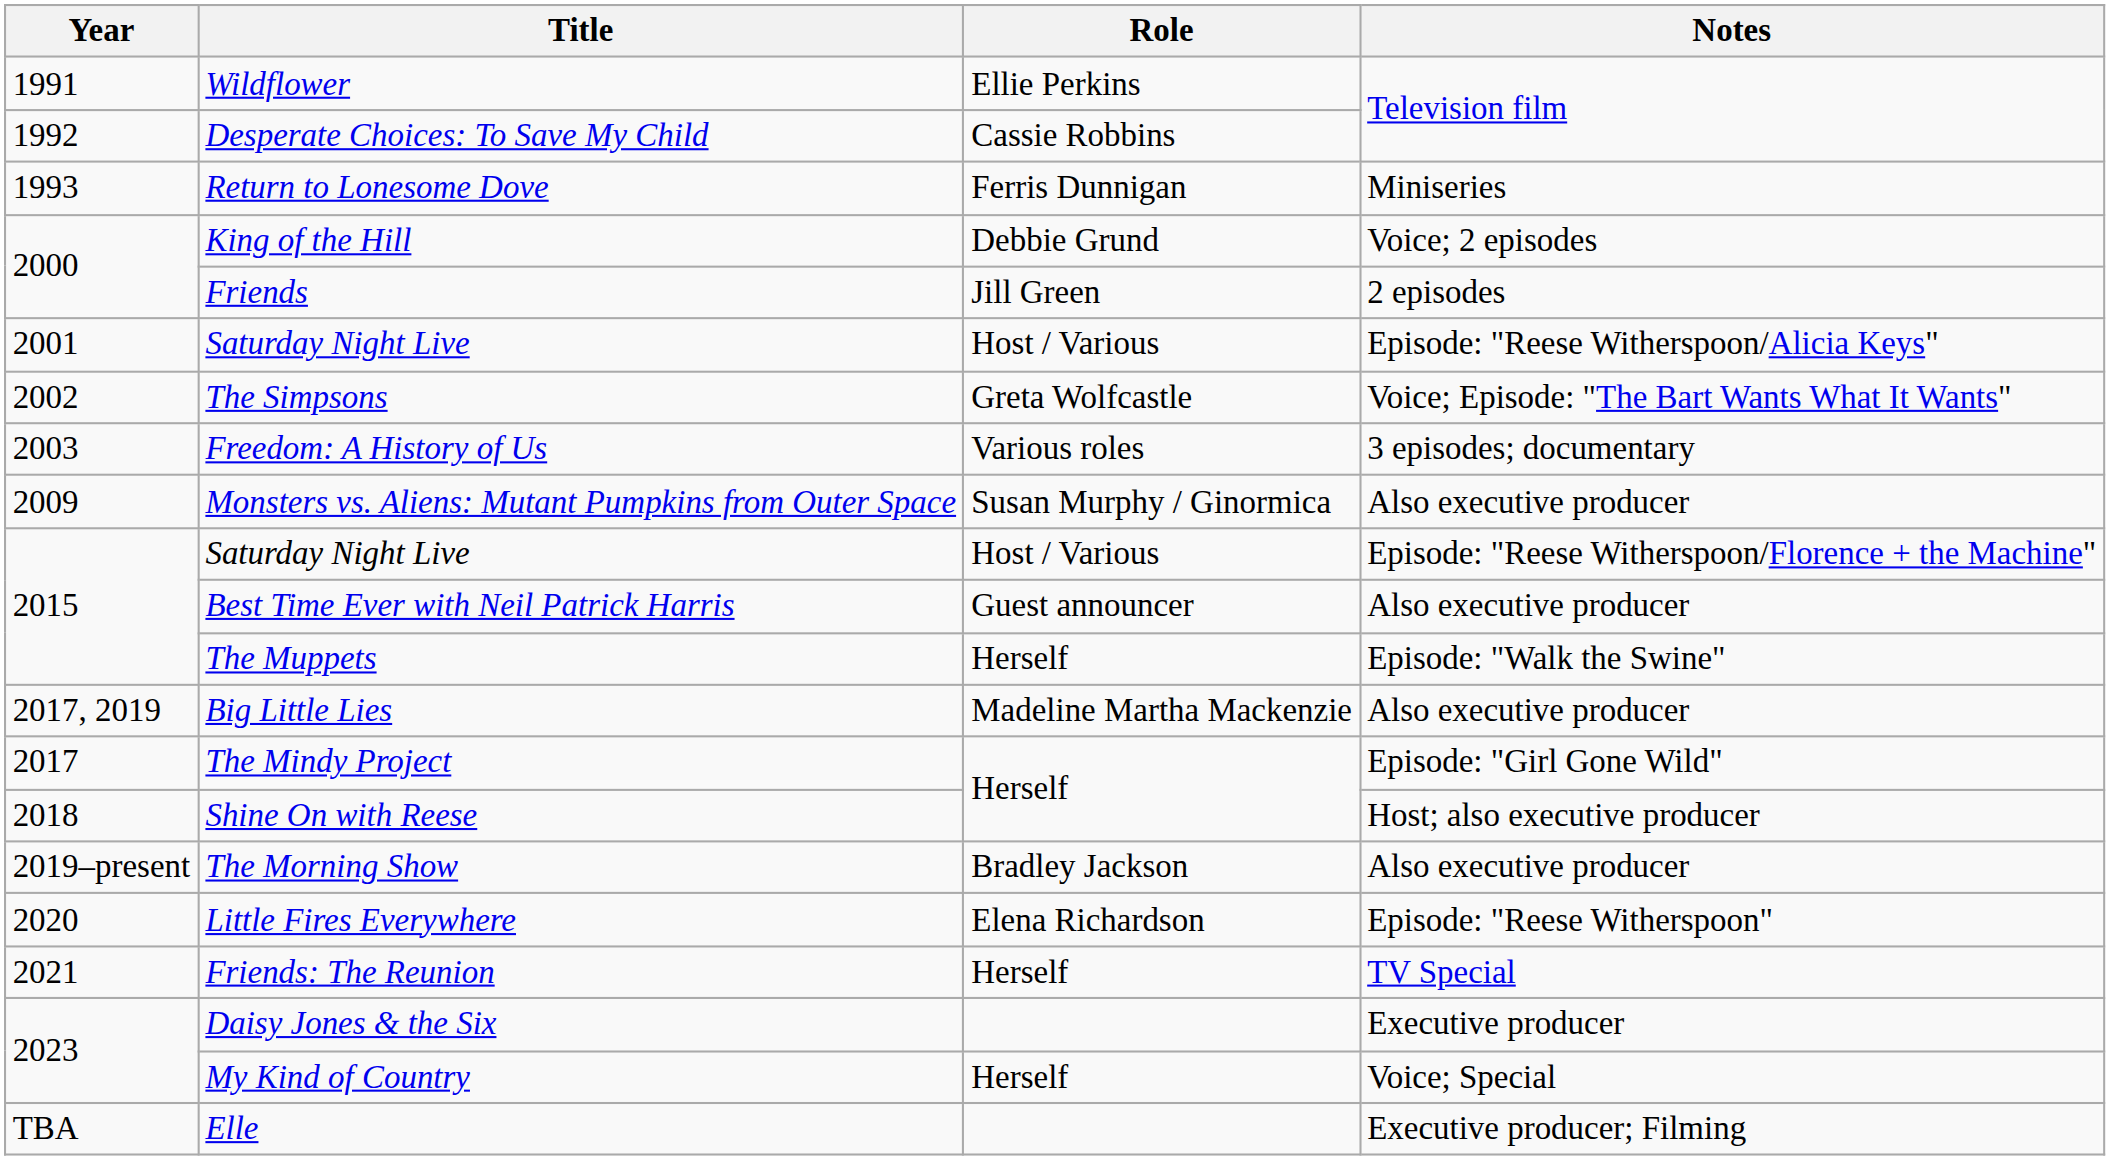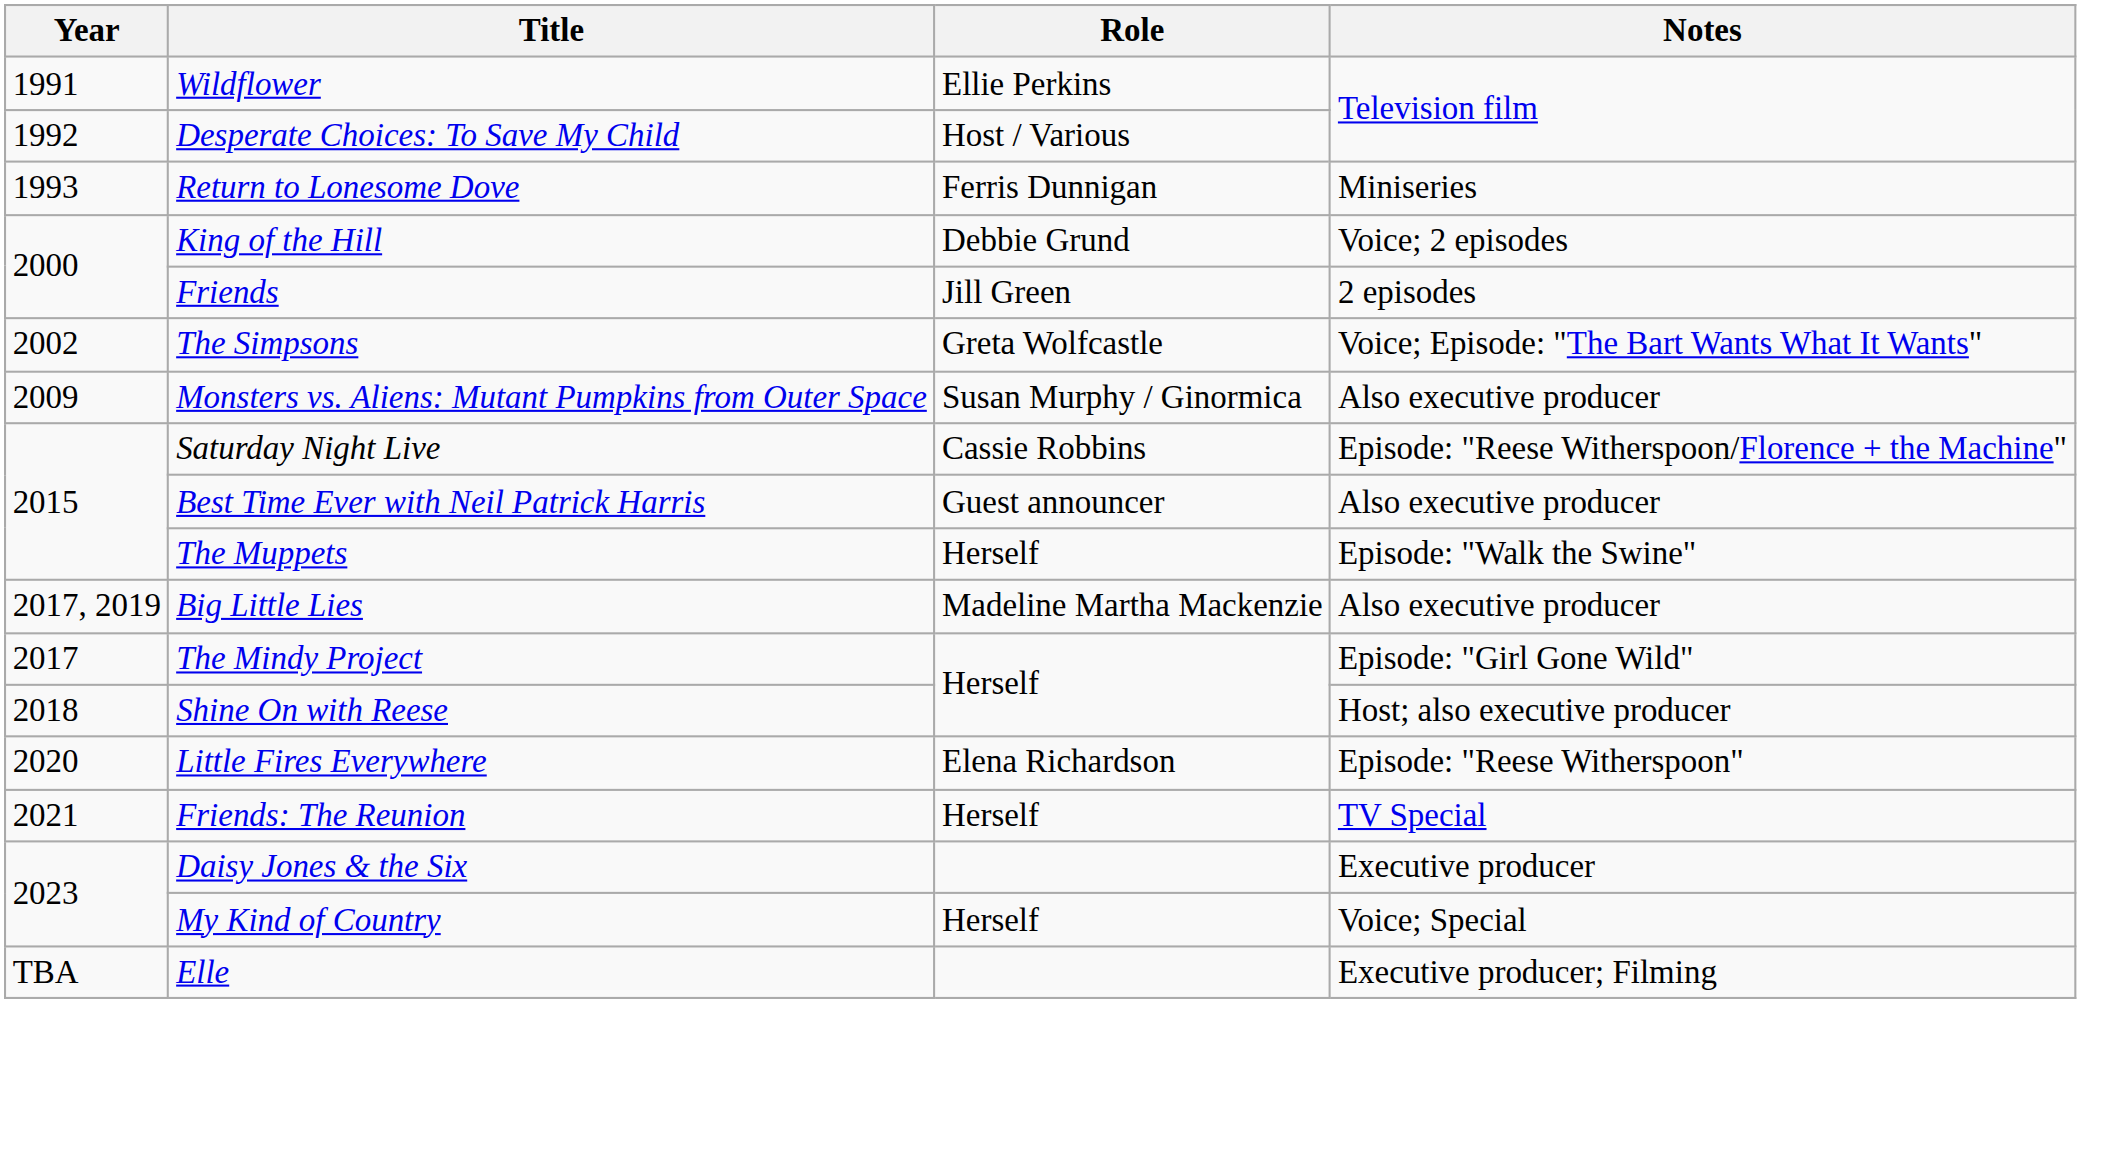(1073, 135) Cassie Robbins -> (1036, 135) Host / Various
- row: (46, 344)
- row: (46, 448)
(1065, 553) Host / Various -> (1044, 448) Cassie Robbins
- row: (101, 866)
